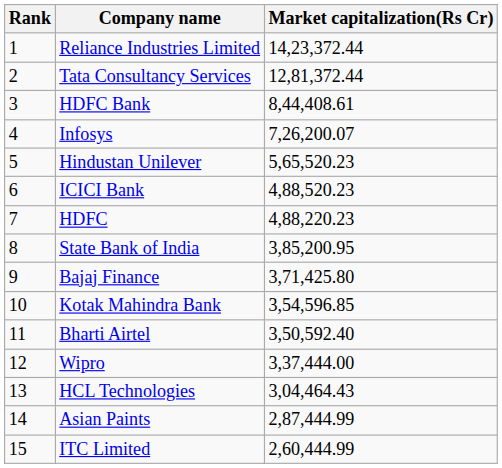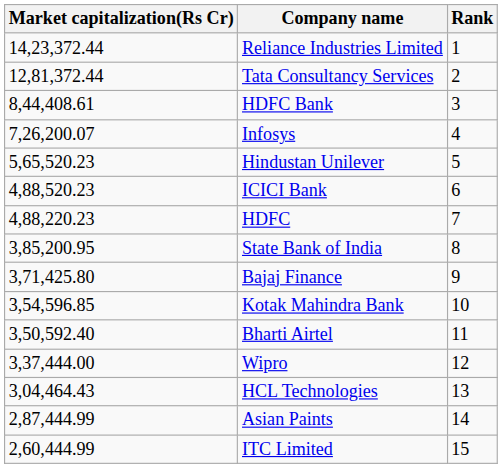columns swapped: (30, 18) <-> (381, 18)
